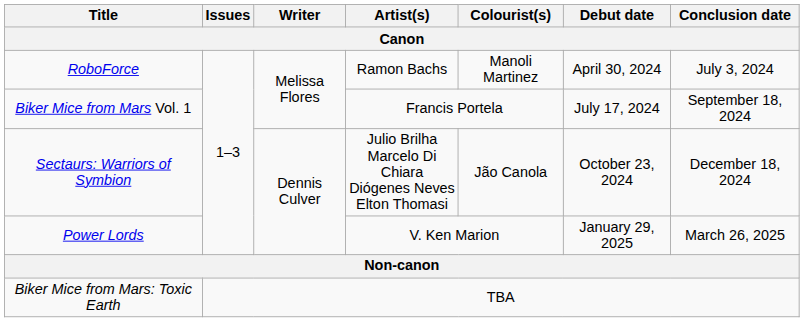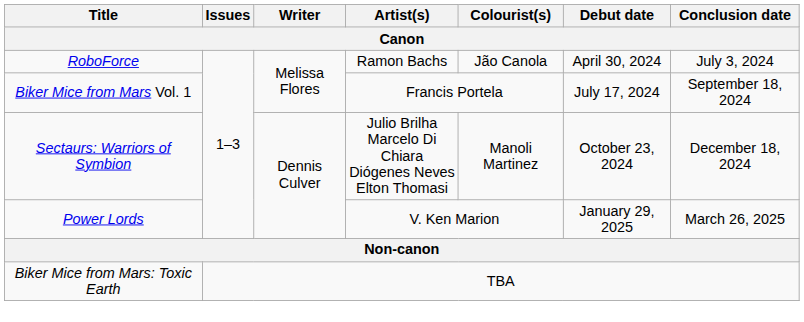(511, 69) Manoli Martinez -> (511, 61) Jão Canola
(511, 172) Jão Canola -> (511, 155) Manoli Martinez
